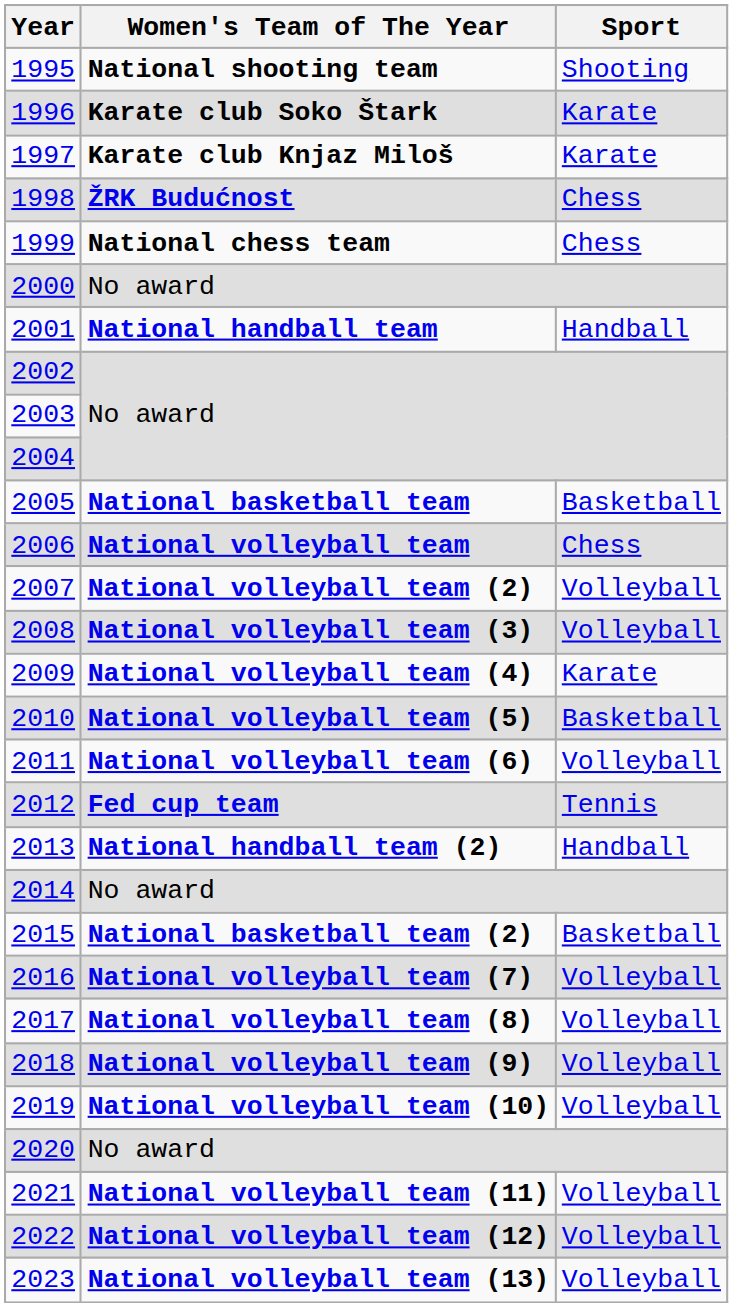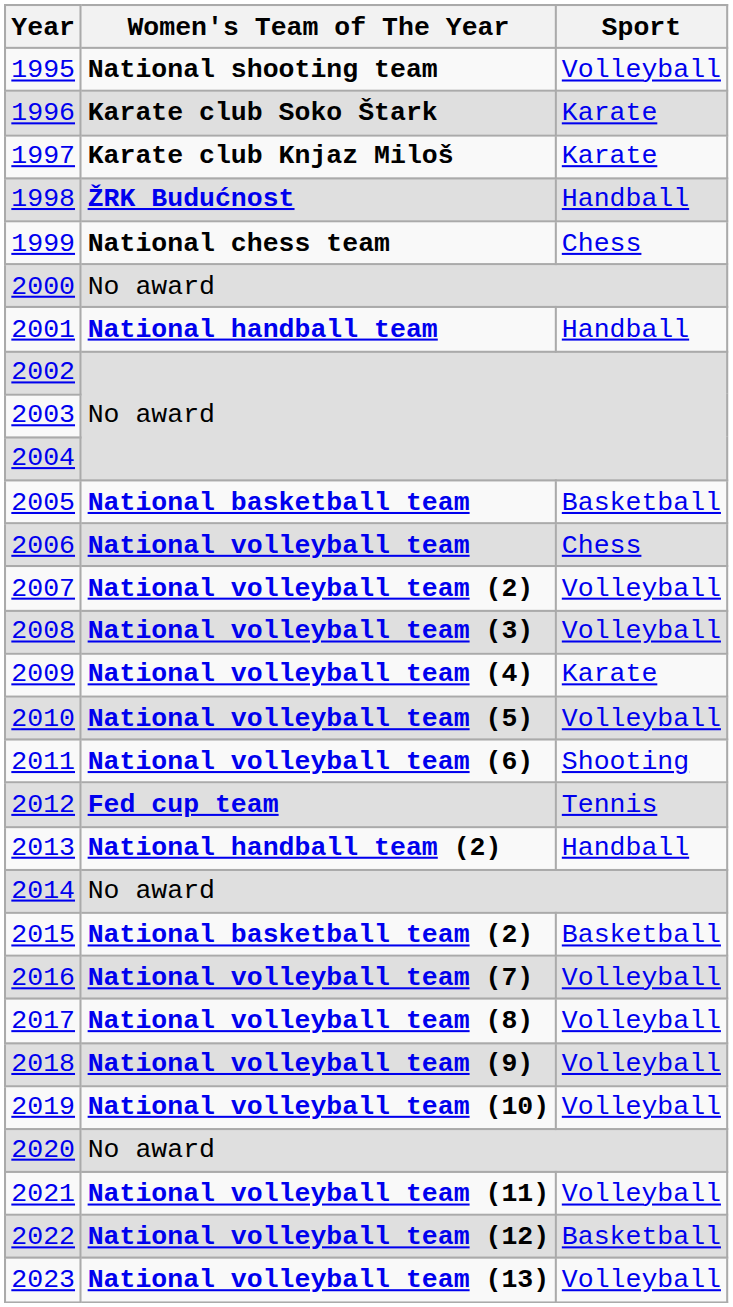(625, 70) Shooting -> (641, 70) Volleyball
(602, 200) Chess -> (625, 200) Handball
(641, 718) Basketball -> (641, 718) Volleyball
(641, 761) Volleyball -> (625, 761) Shooting
(641, 1237) Volleyball -> (641, 1237) Basketball
